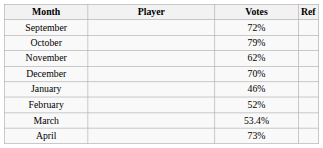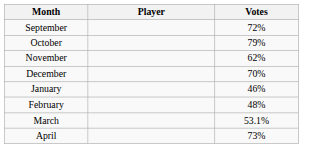- column: (308, 12)
(256, 105) 52% -> (256, 105) 48%
(256, 120) 53.4% -> (256, 120) 53.1%
